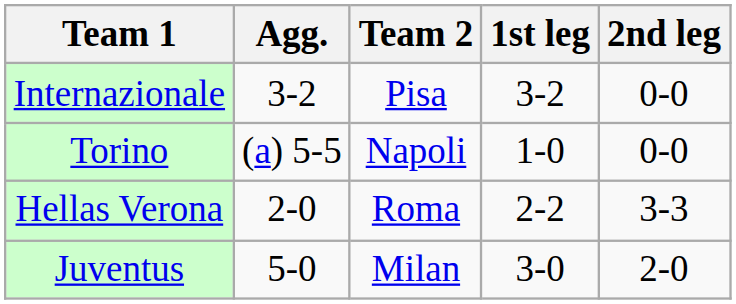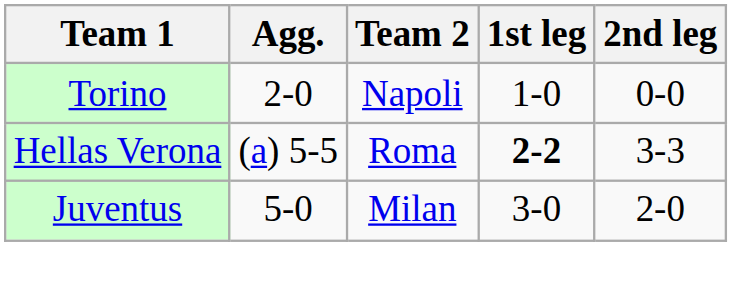- row: (119, 92)
(292, 151) (a) 5-5 -> (288, 92) 2-0
(292, 209) 2-0 -> (288, 151) (a) 5-5
(540, 209) normal -> (536, 151) bold
